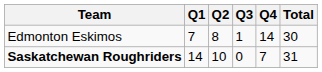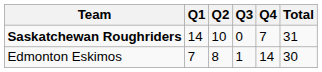rows swapped: (95, 57) <-> (65, 36)
